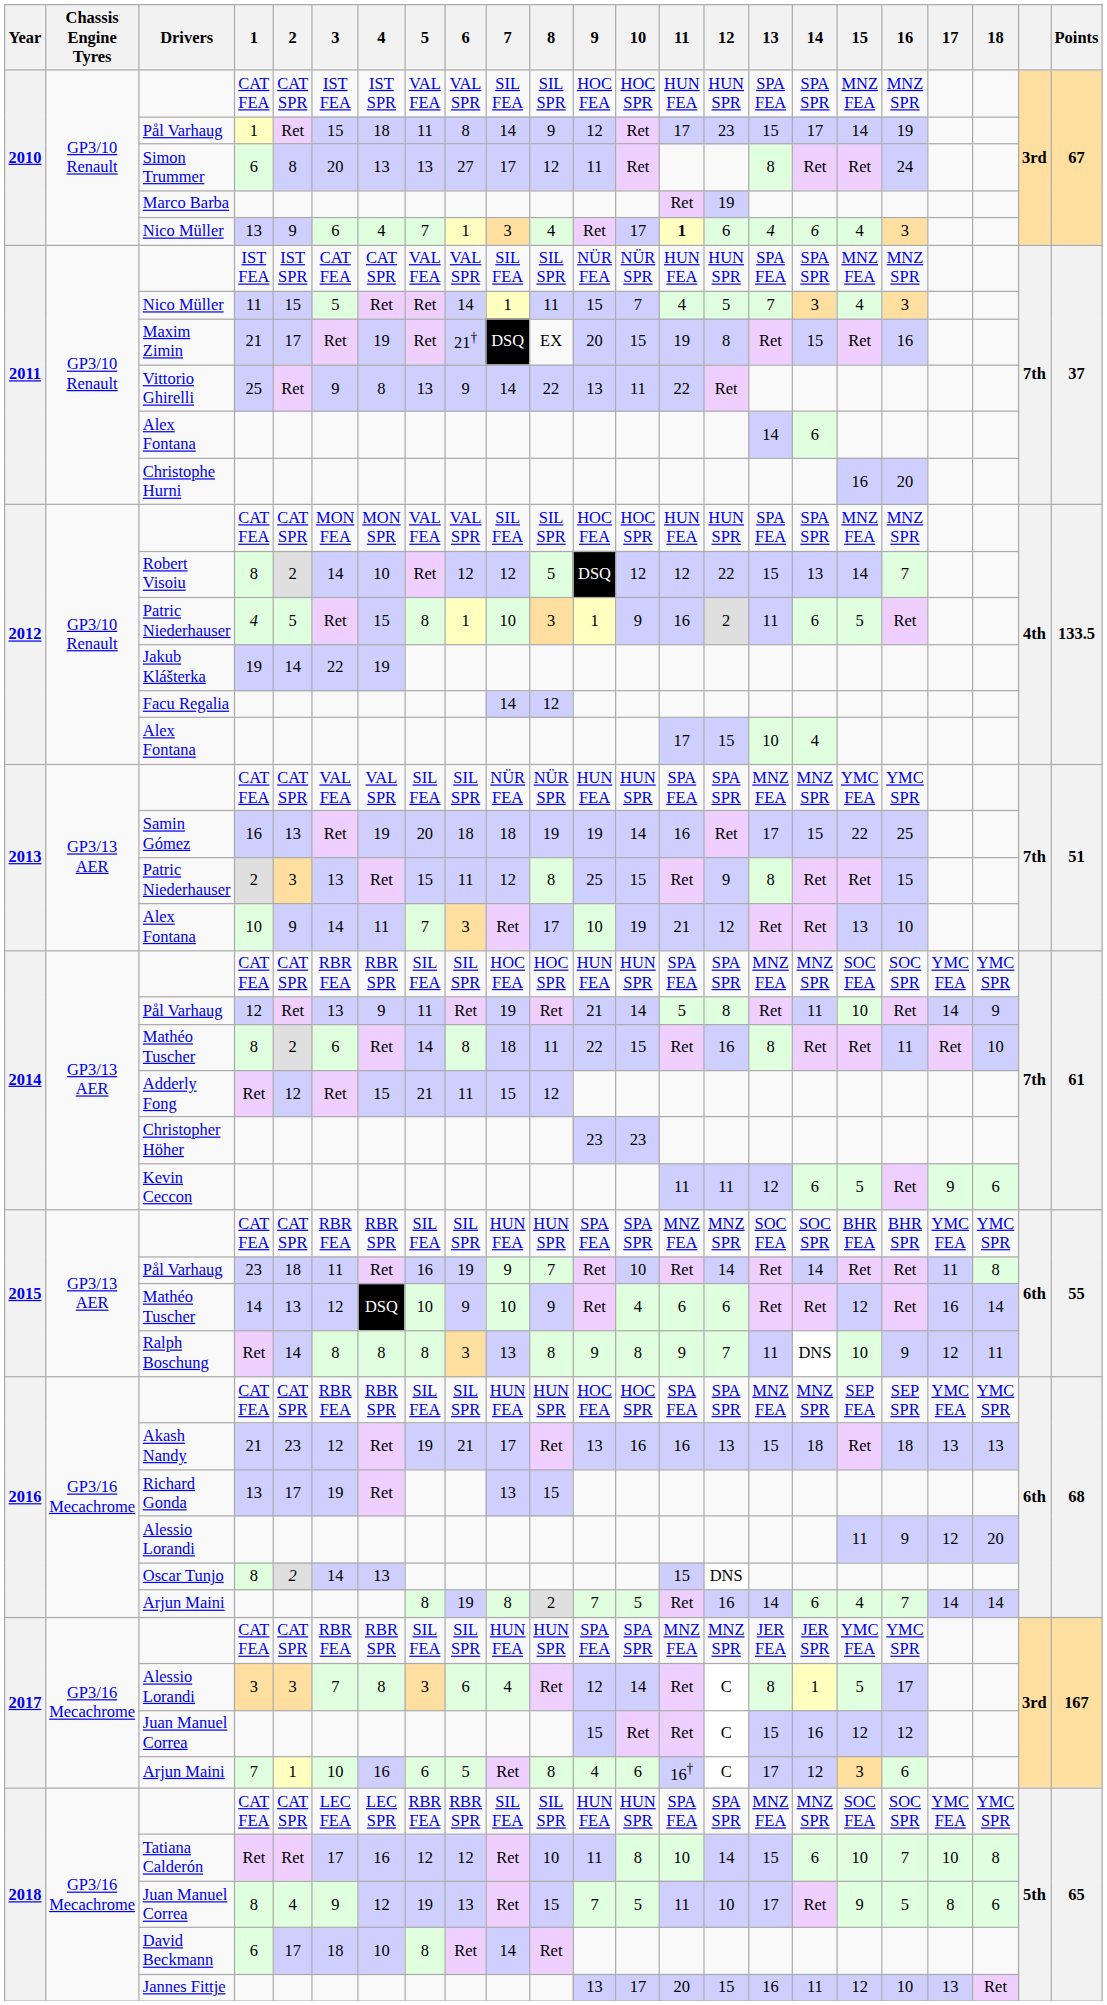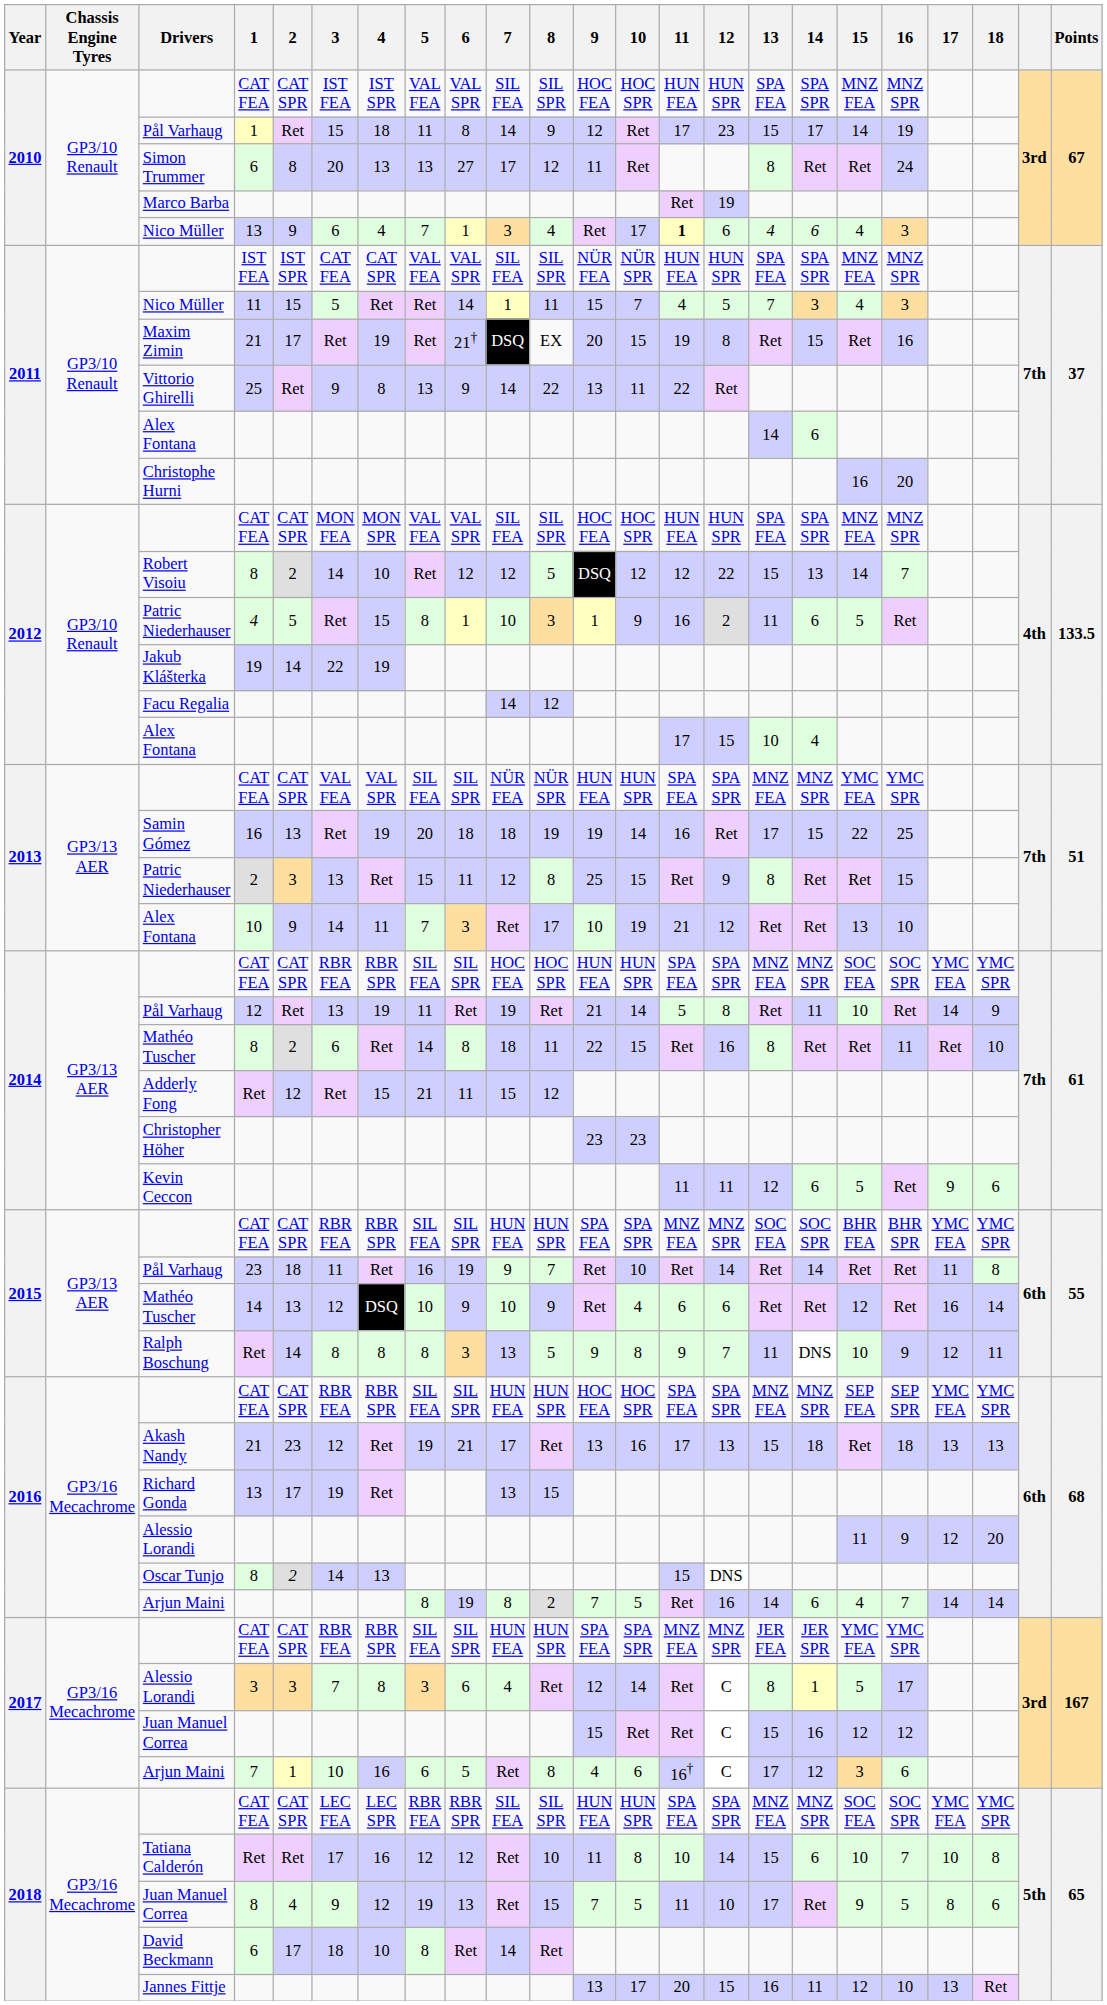(381, 1009) 9 -> (381, 1009) 19
(551, 1352) 8 -> (551, 1352) 5
(682, 1445) 16 -> (682, 1445) 17
